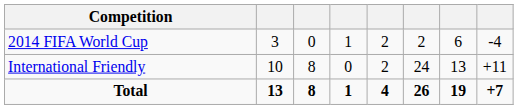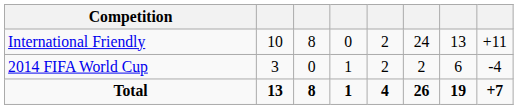rows swapped: (77, 66) <-> (78, 41)
